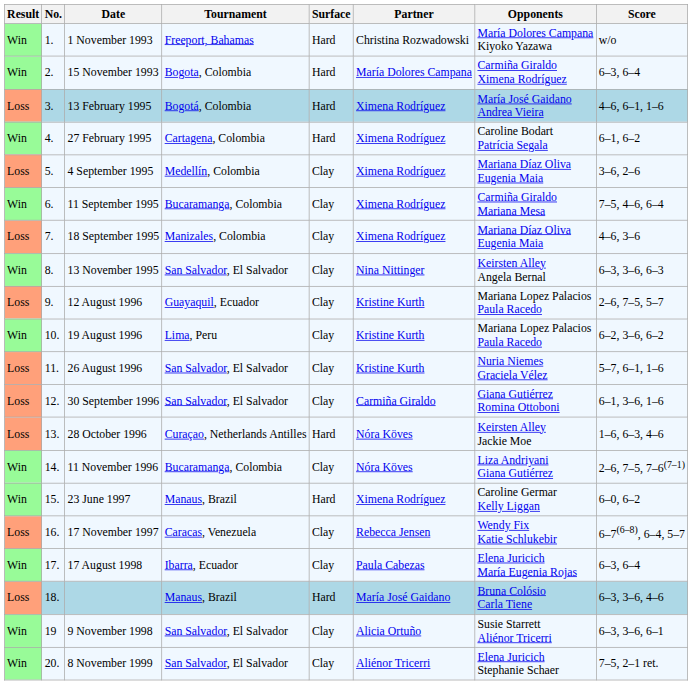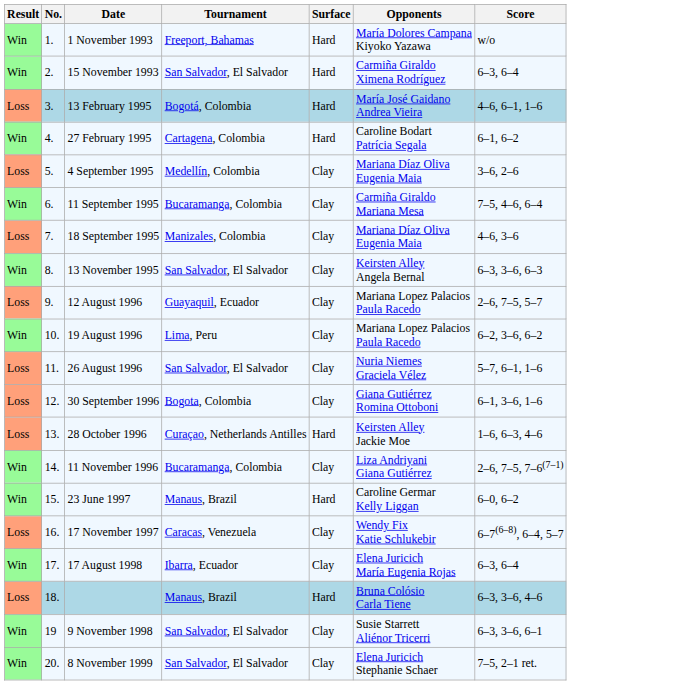- column: (414, 13)
(208, 72) Bogota, Colombia -> (226, 72) San Salvador, El Salvador
(226, 400) San Salvador, El Salvador -> (208, 400) Bogota, Colombia
